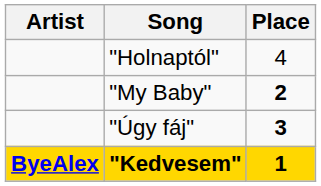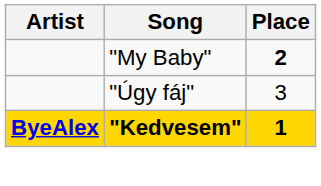- row: (164, 57)
(281, 127) bold -> (281, 92) normal
